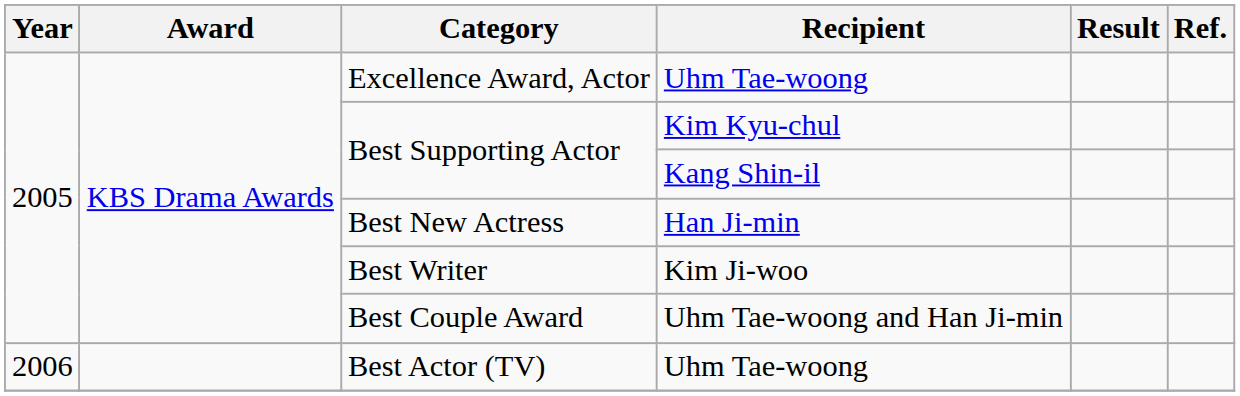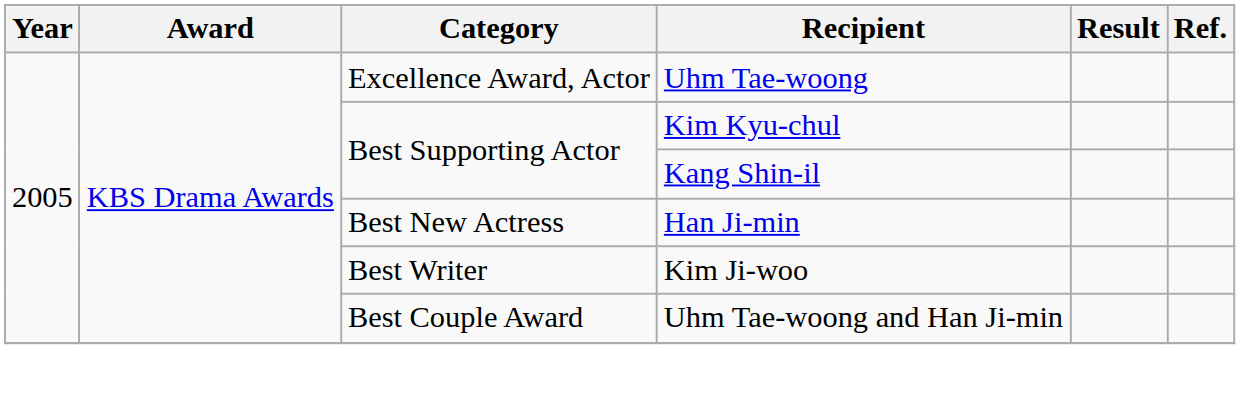- row: (447, 366)
